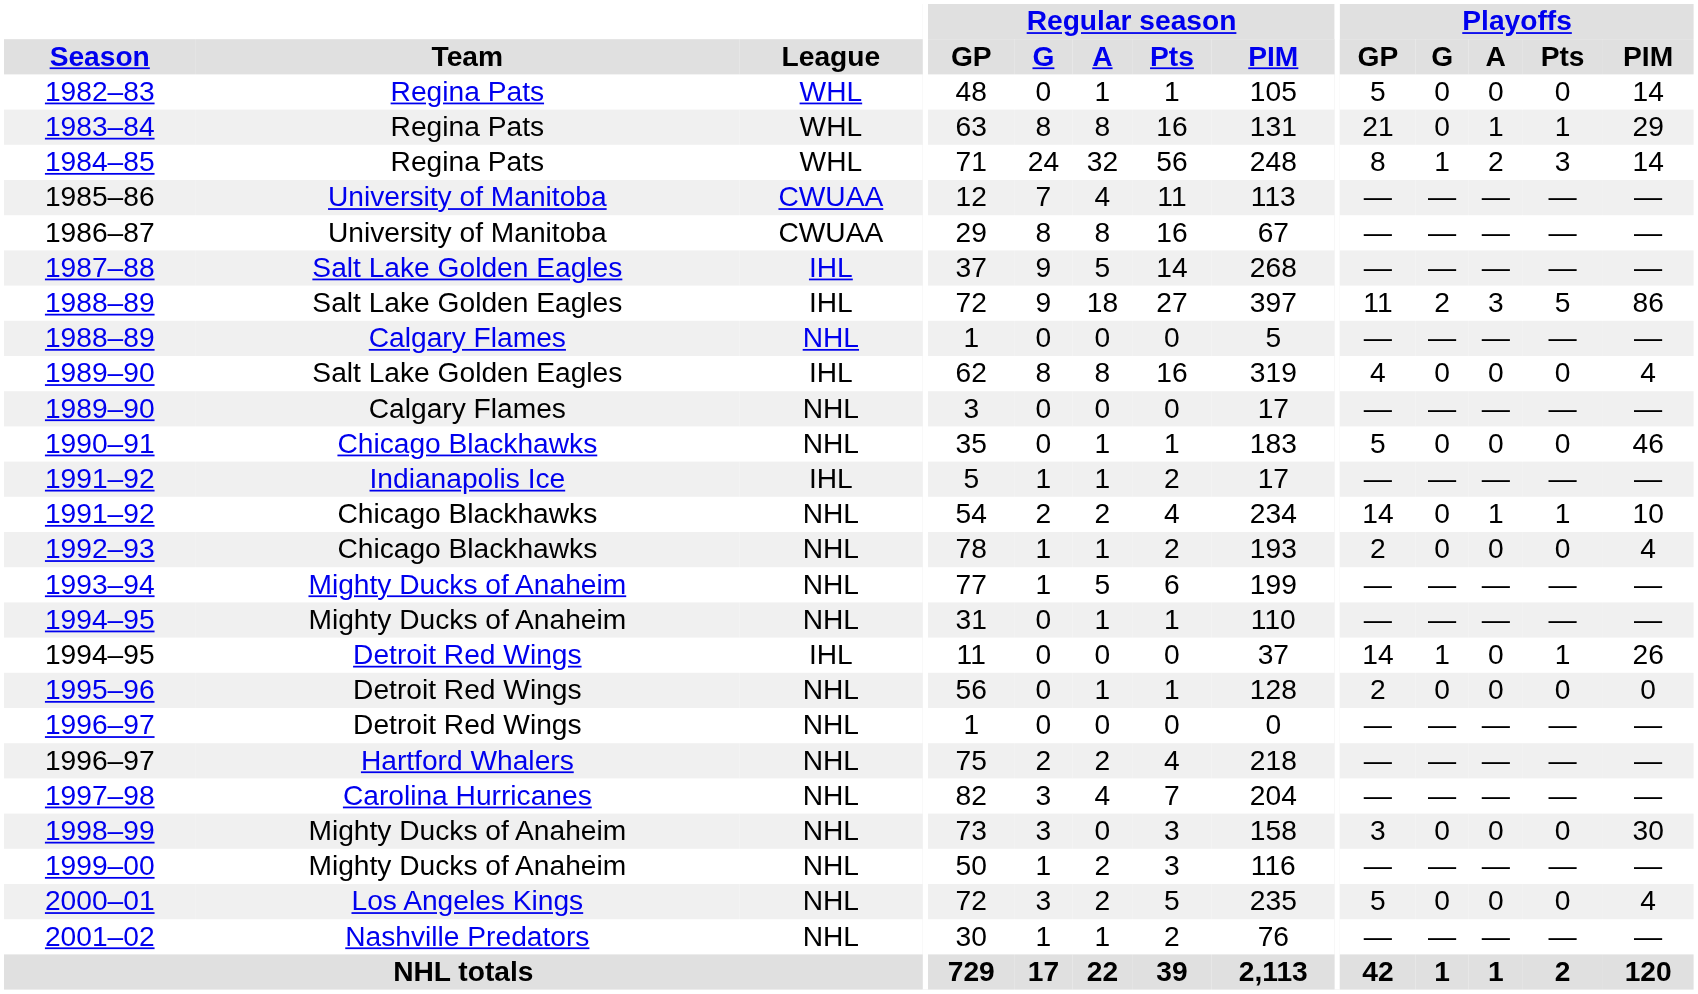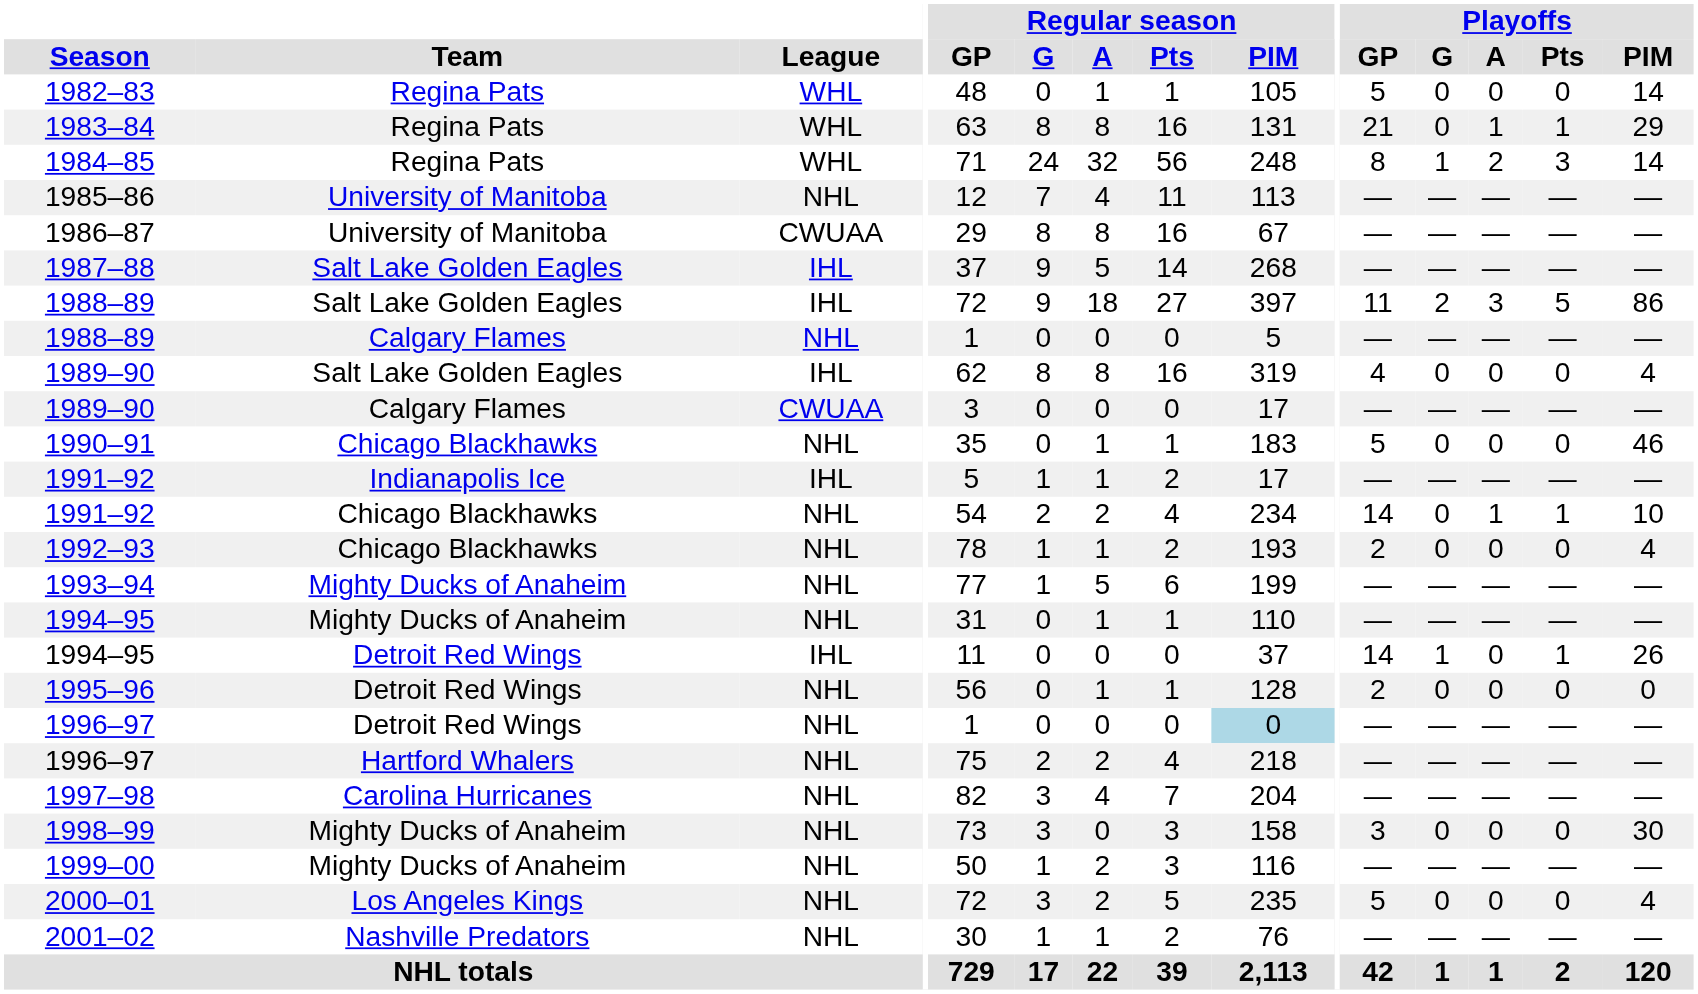(831, 197) CWUAA -> (831, 197) NHL
(831, 408) NHL -> (831, 408) CWUAA
(1273, 725) no background -> (1273, 725) lightblue background
